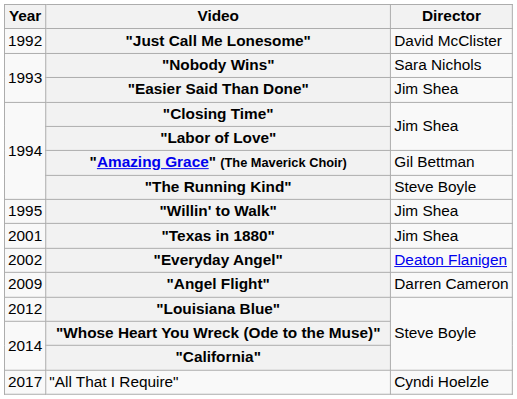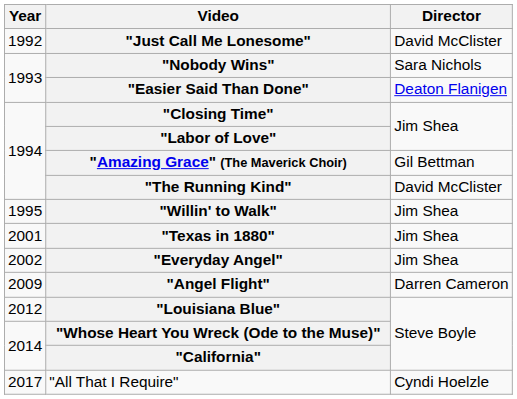(426, 89) Jim Shea -> (451, 89) Deaton Flanigen
(435, 187) Steve Boyle -> (448, 187) David McClister
(451, 260) Deaton Flanigen -> (426, 260) Jim Shea
